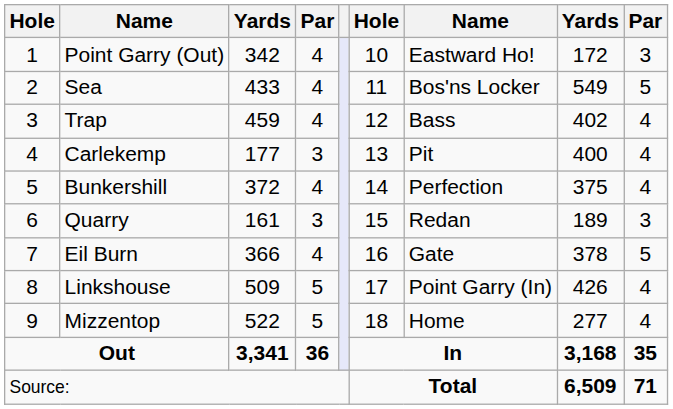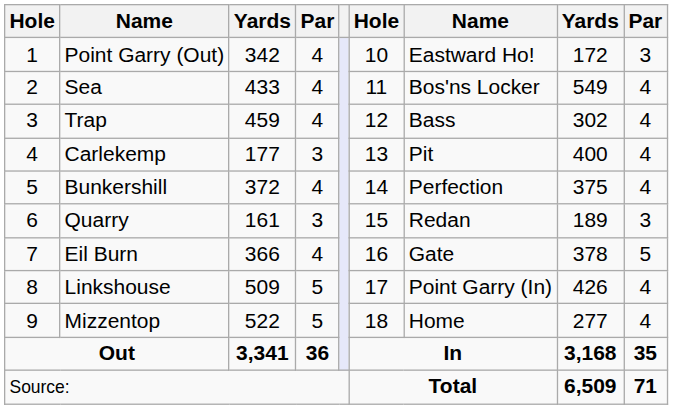(645, 87) 5 -> (645, 87) 4
(590, 120) 402 -> (590, 120) 302
